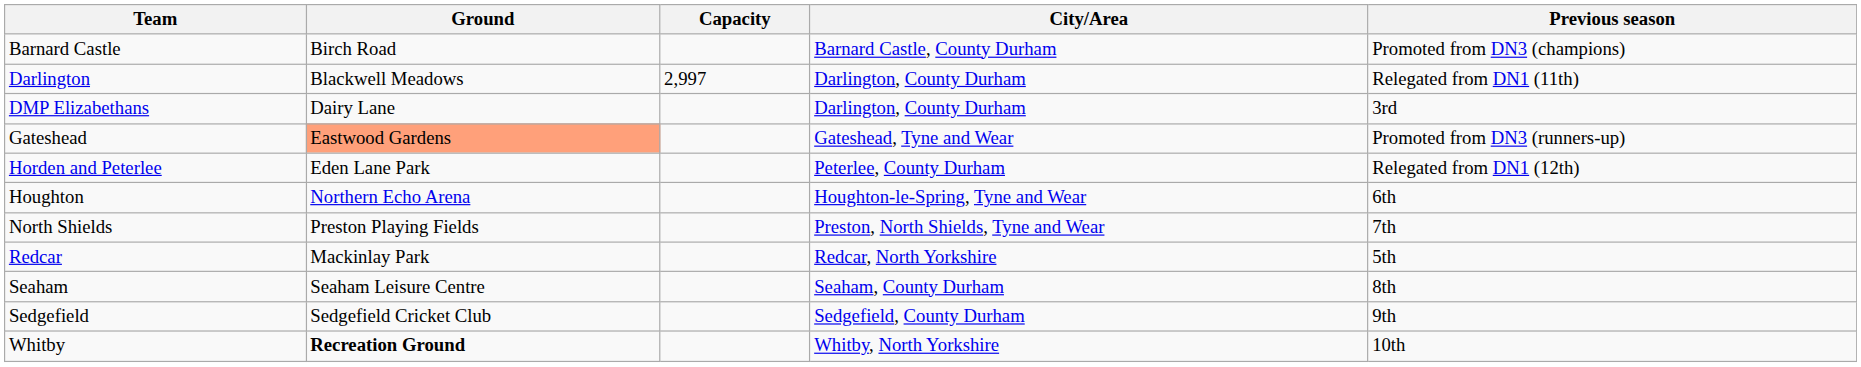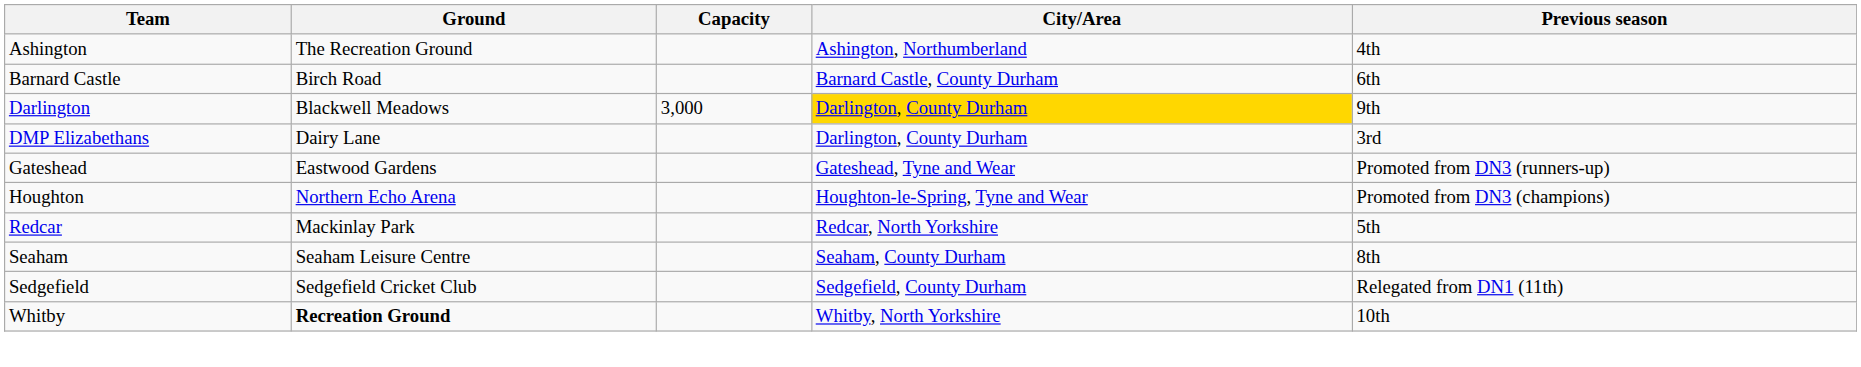+ row: (48, 49)
(1499, 49) Promoted from DN3 (champions) -> (1368, 78) 6th
(685, 78) 2,997 -> (682, 108) 3,000
(920, 78) no background -> (922, 108) gold background
(1476, 78) Relegated from DN1 (11th) -> (1368, 108) 9th
(381, 138) lightsalmon background -> (366, 167) no background
- row: (85, 167)
(1384, 197) 6th -> (1483, 197) Promoted from DN3 (champions)
- row: (61, 227)
(1384, 316) 9th -> (1460, 286) Relegated from DN1 (11th)
